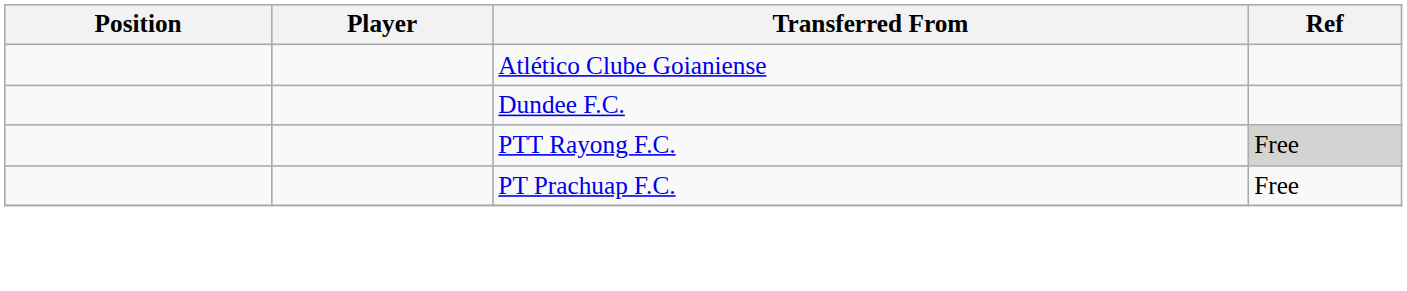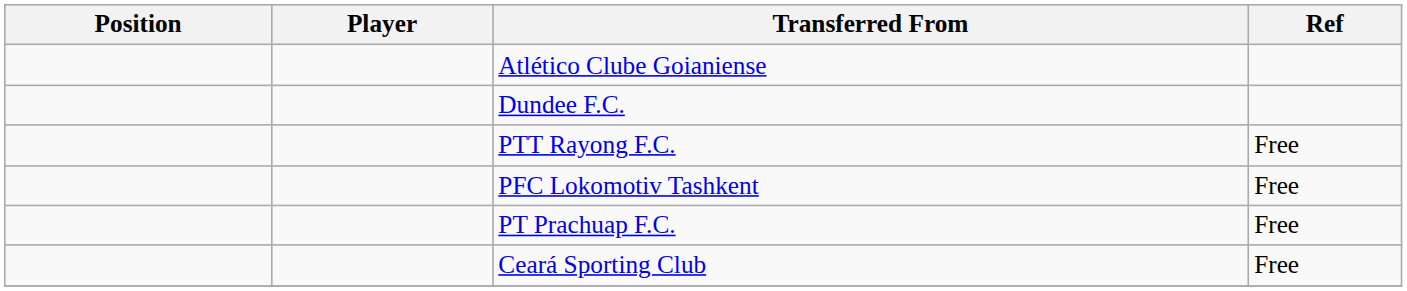(1277, 144) lightgrey background -> (1277, 144) no background
+ row: (629, 184)
+ row: (602, 265)
